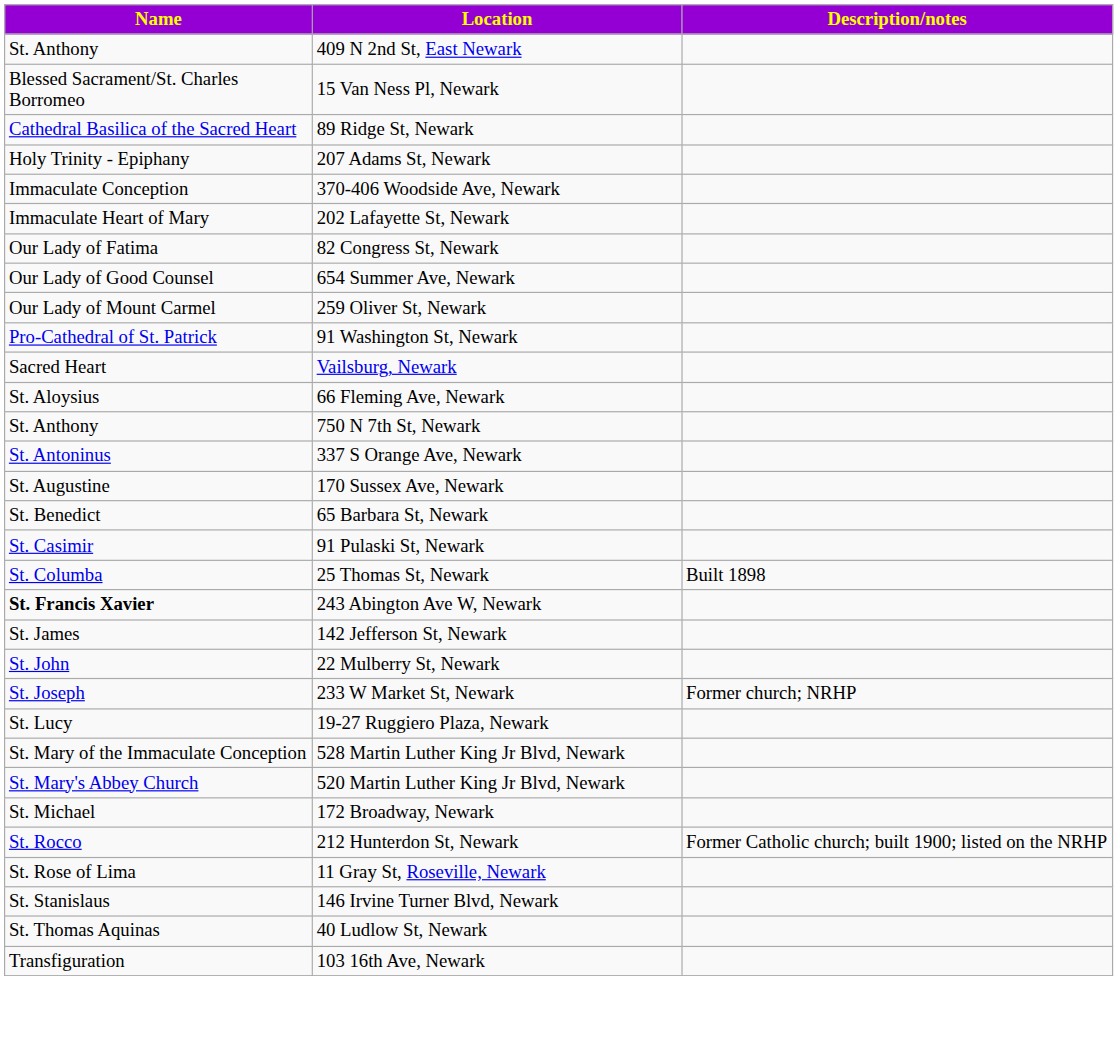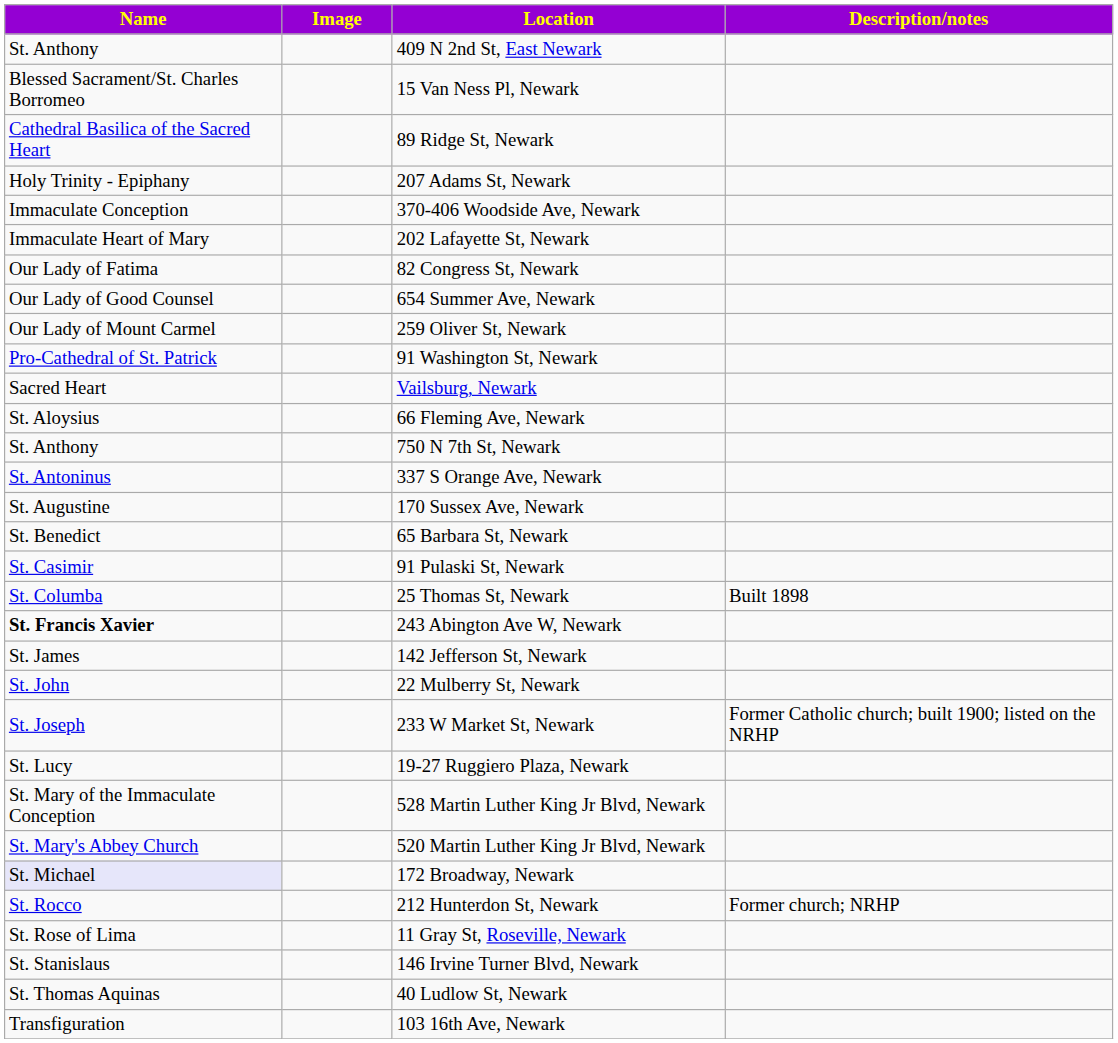+ column: (337, 19)
(771, 693) Former church; NRHP -> (912, 725) Former Catholic church; built 1900; listed on the NRHP
(52, 812) no background -> (52, 875) lavender background
(897, 842) Former Catholic church; built 1900; listed on the NRHP -> (814, 905) Former church; NRHP
